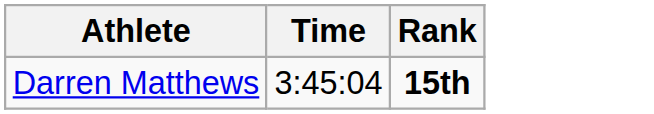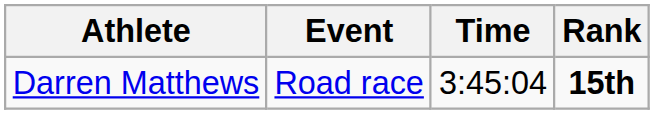+ column: (349, 31)
